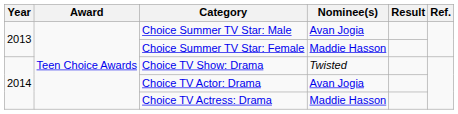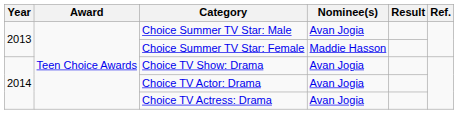(328, 65) Twisted -> (337, 65) Avan Jogia
(348, 100) Maddie Hasson -> (337, 100) Avan Jogia
